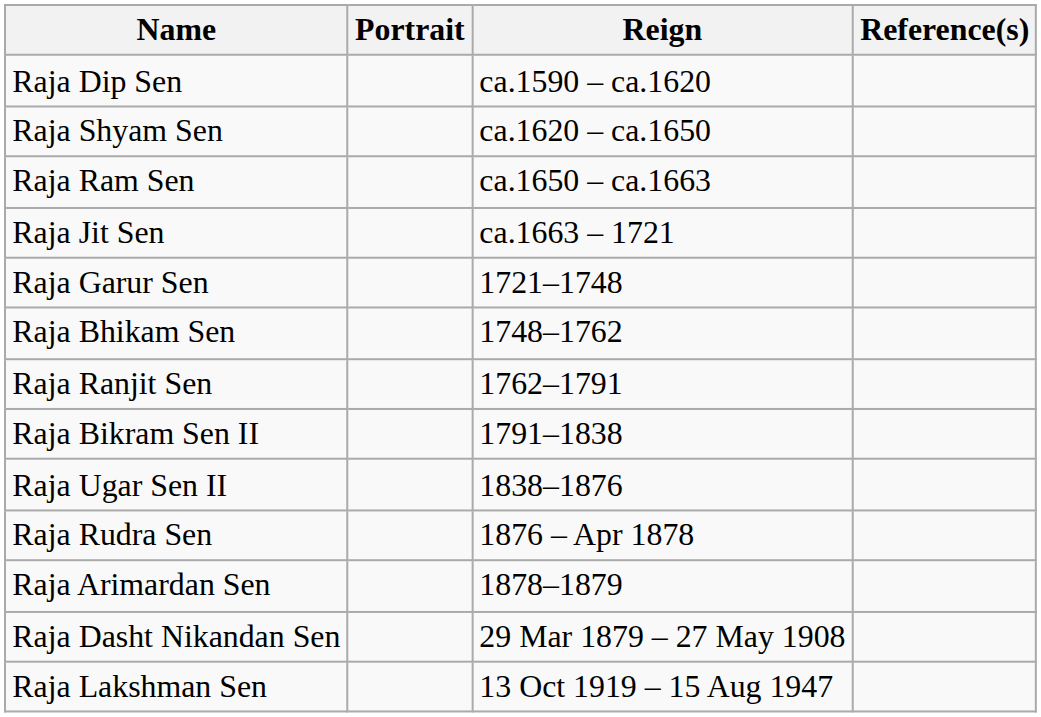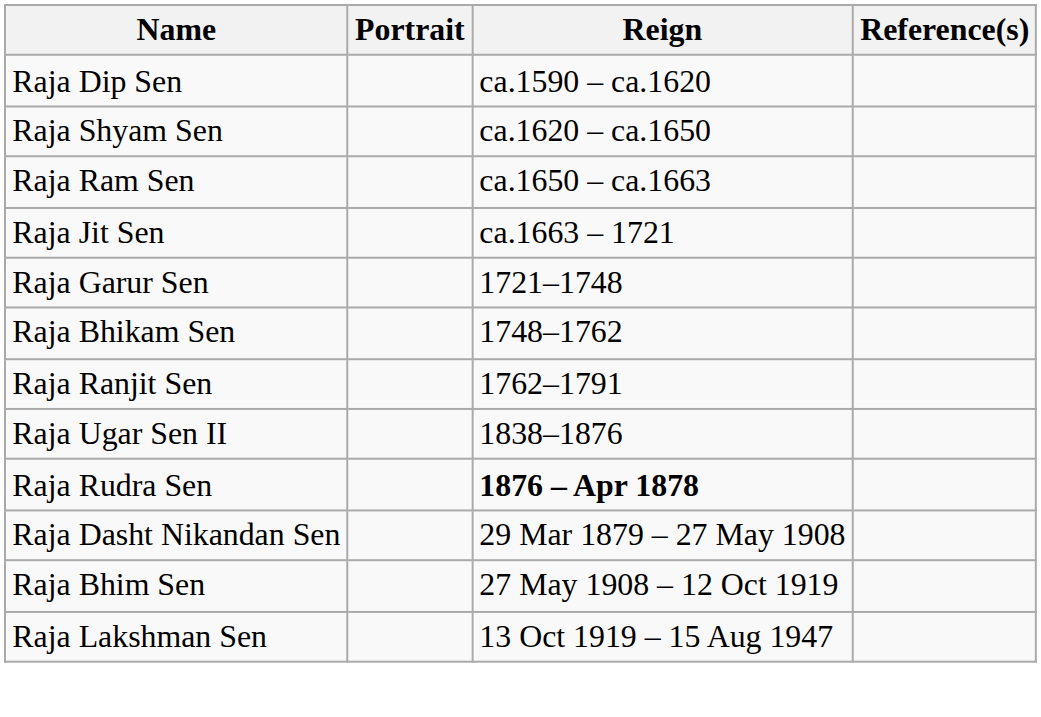- row: (136, 433)
(587, 534) normal -> (589, 484) bold
- row: (141, 585)
+ row: (109, 585)
